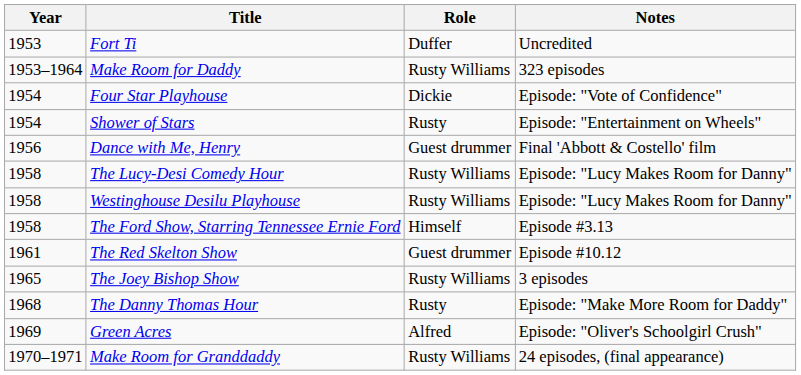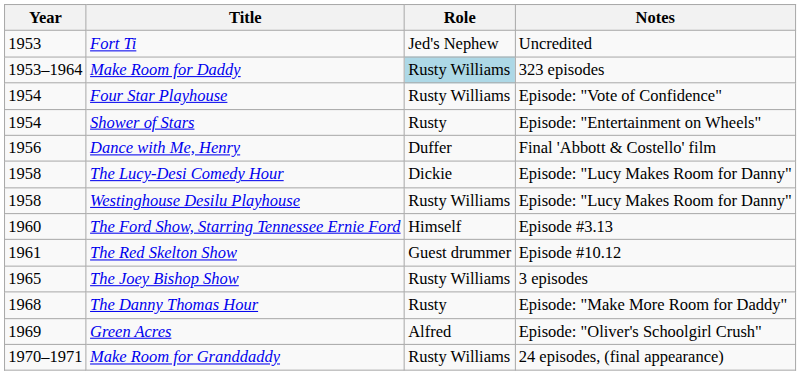(430, 43) Duffer -> (453, 43) Jed's Nephew
(459, 69) no background -> (459, 69) lightblue background
(430, 95) Dickie -> (459, 95) Rusty Williams
(460, 148) Guest drummer -> (430, 148) Duffer
(459, 174) Rusty Williams -> (430, 174) Dickie
(25, 226) 1958 -> (25, 226) 1960
